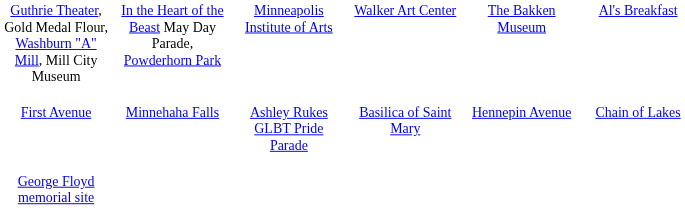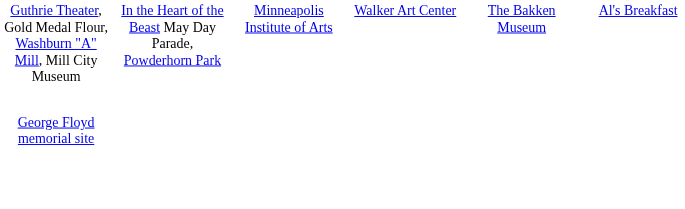- row: (56, 112)
